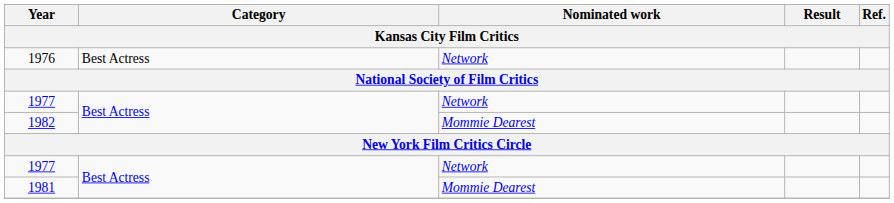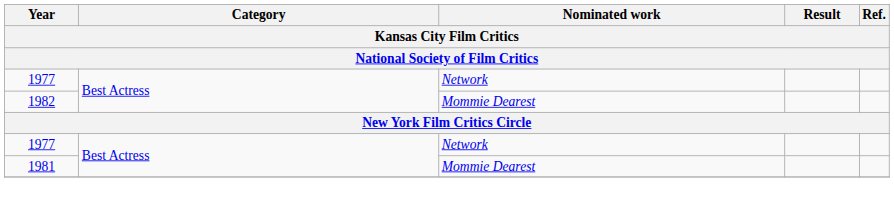- row: (42, 58)
